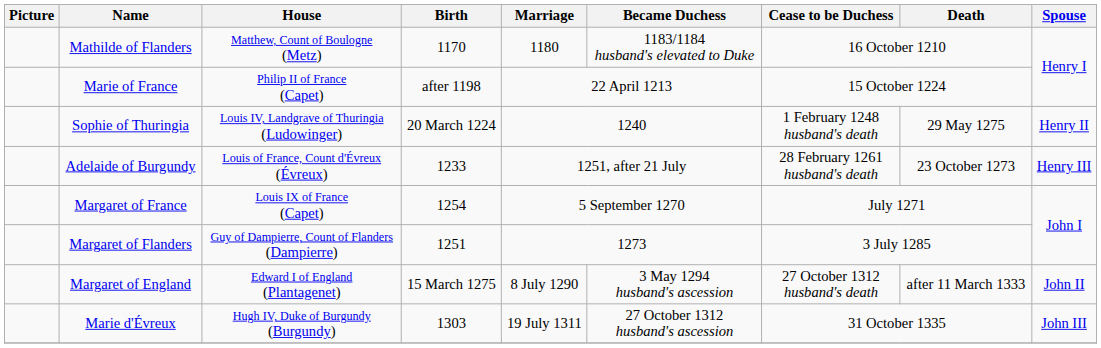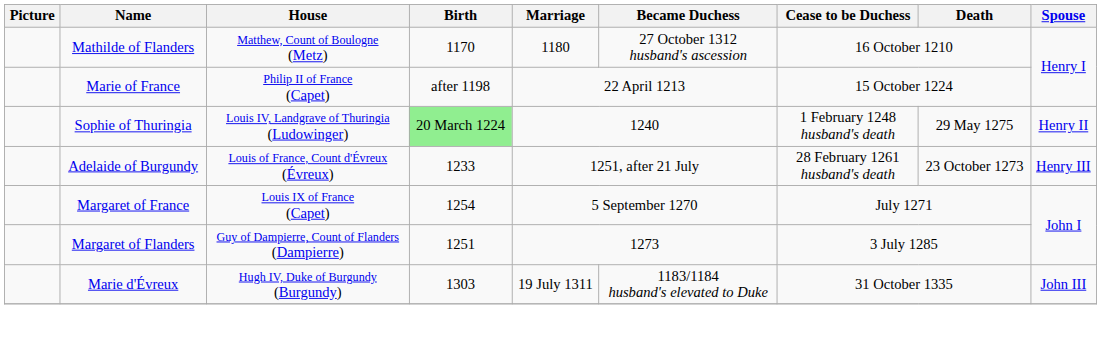(674, 47) 1183/1184 husband's elevated to Duke -> (688, 47) 27 October 1312 husband's ascession
(451, 126) no background -> (461, 126) lightgreen background
- row: (131, 284)
(674, 323) 27 October 1312 husband's ascession -> (688, 284) 1183/1184 husband's elevated to Duke
